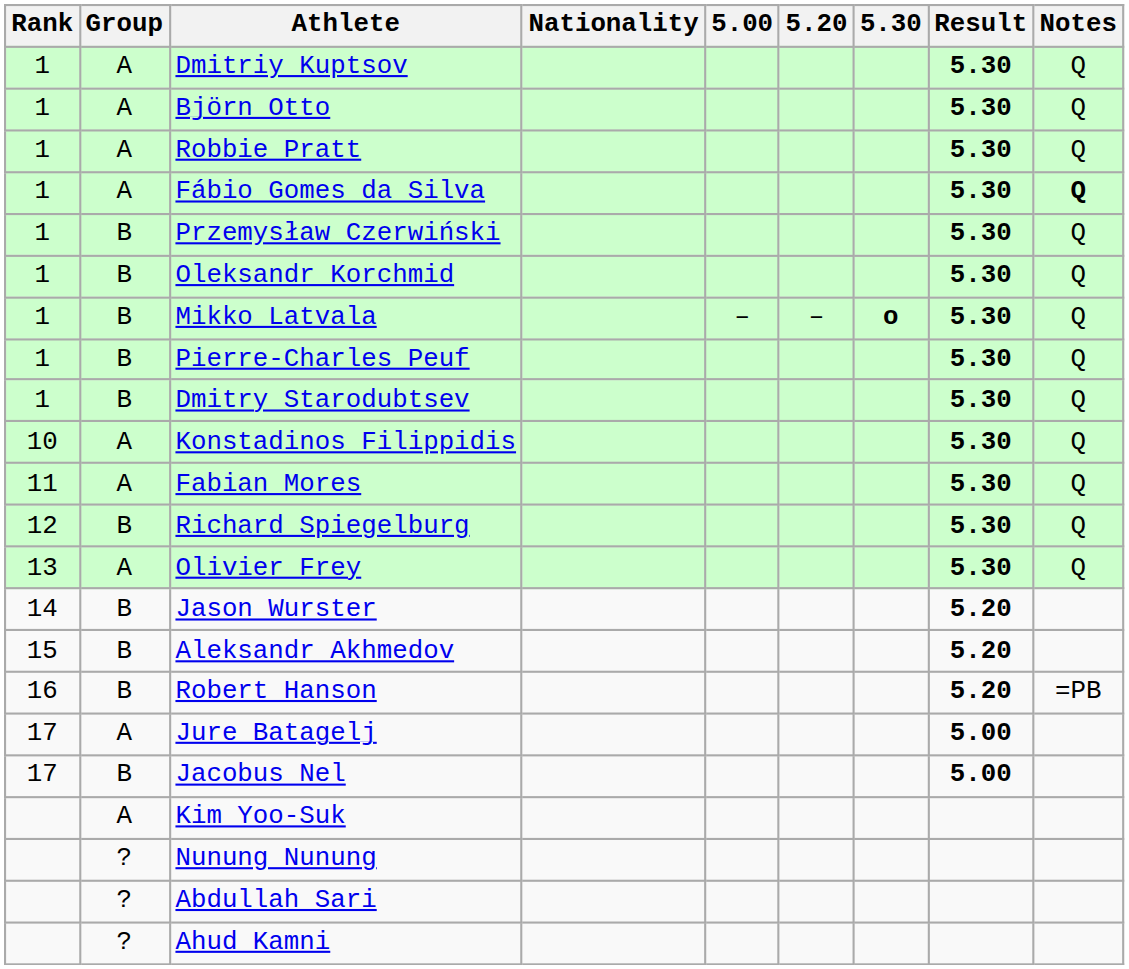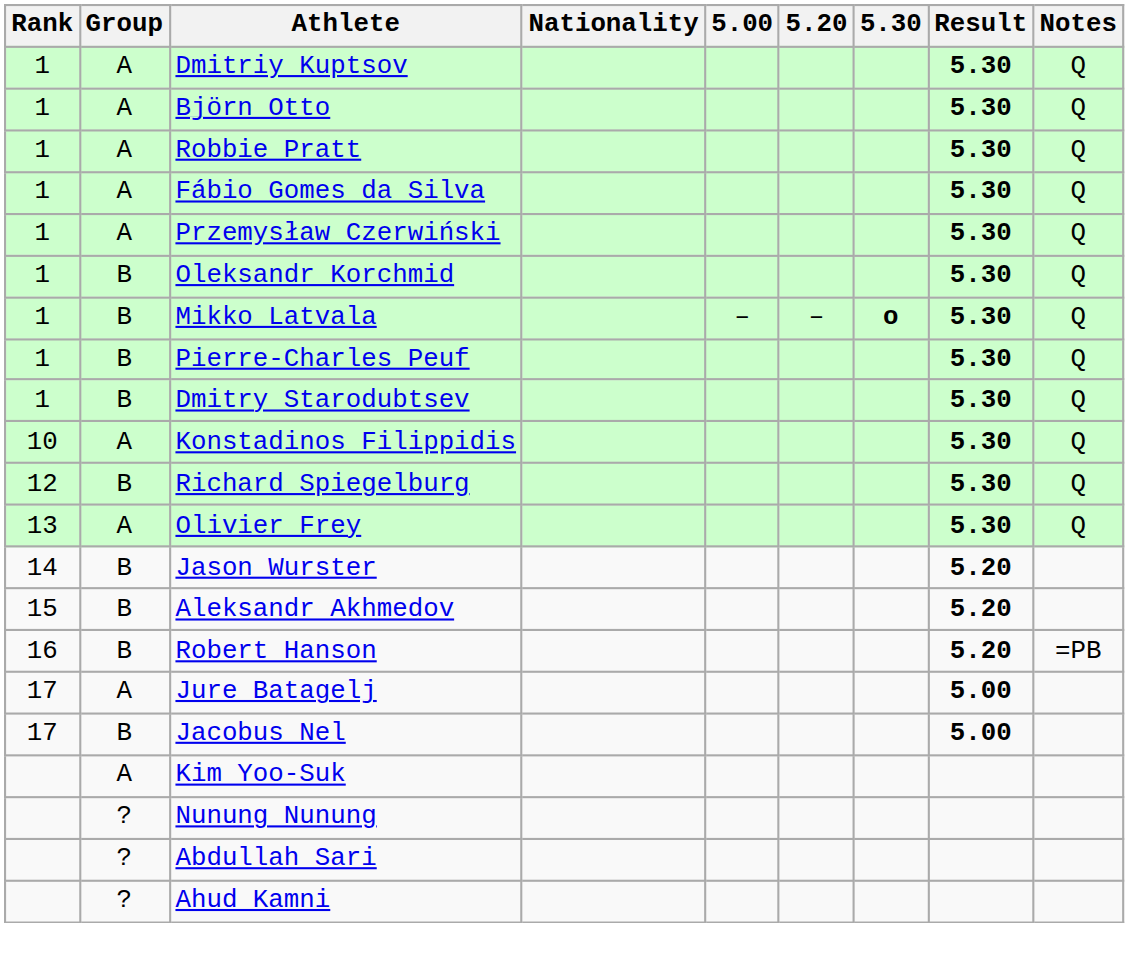(1078, 193) bold -> (1078, 193) normal
(124, 235) B -> (124, 235) A
- row: (268, 485)
